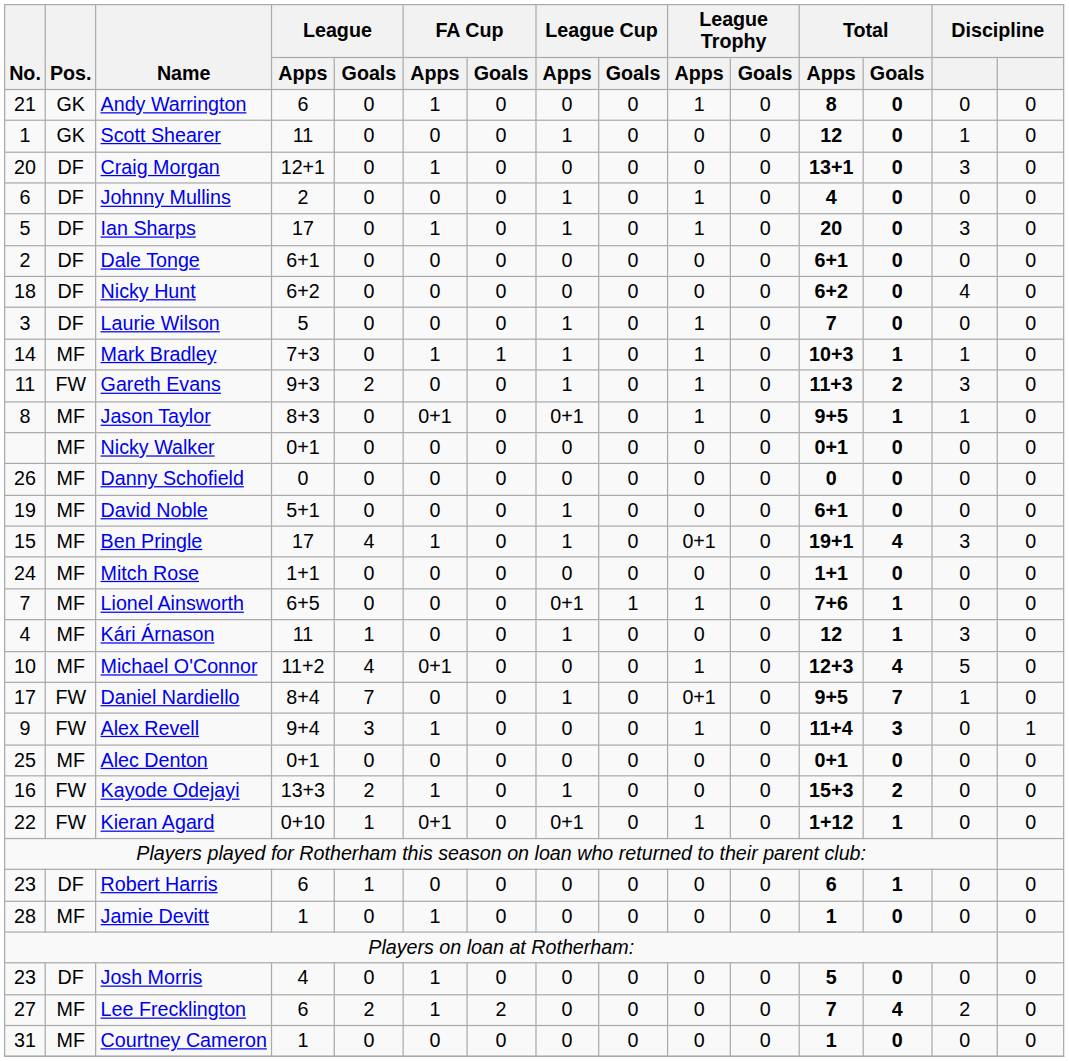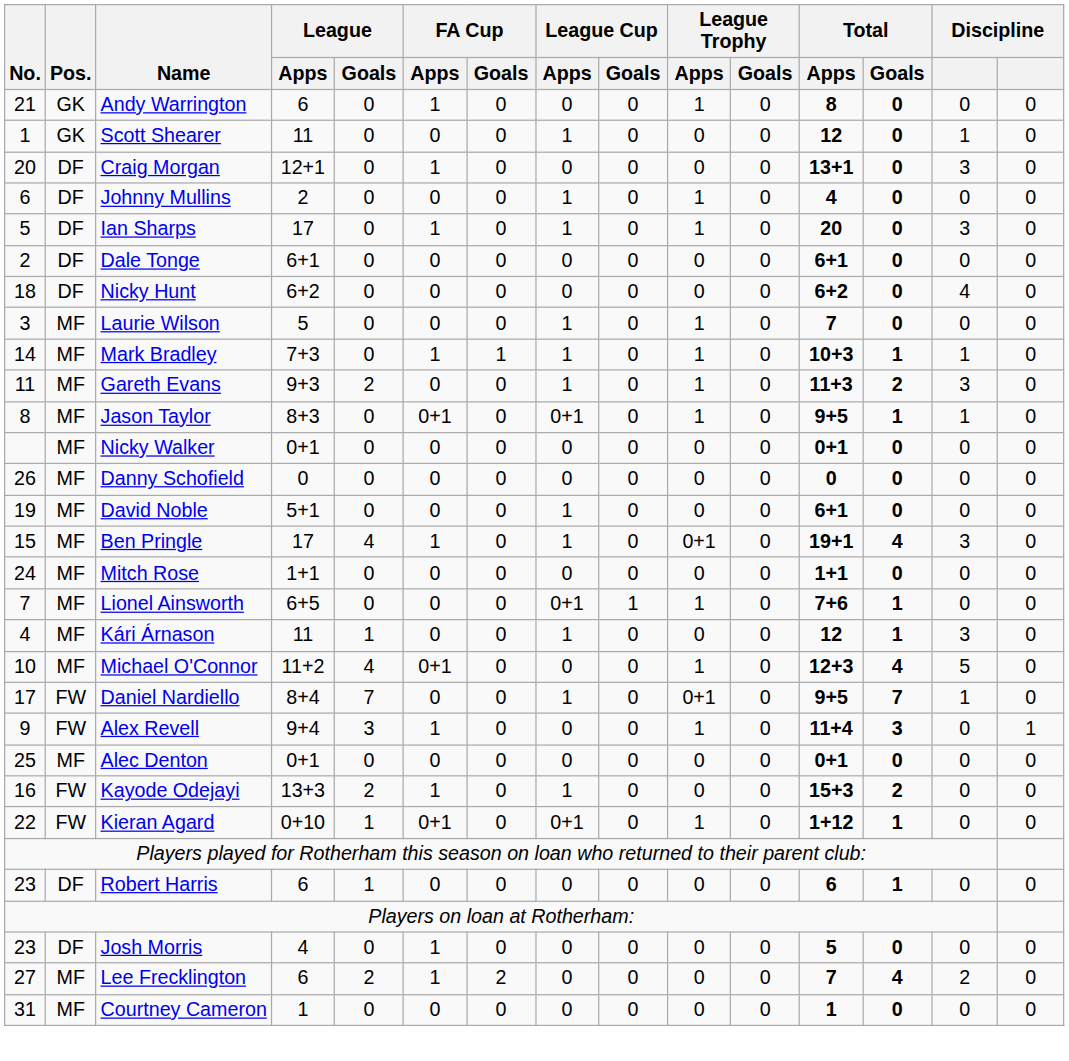(71, 323) DF -> (71, 323) MF
(71, 385) FW -> (71, 385) MF
- row: (155, 916)
